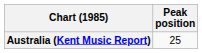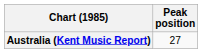(175, 40) 25 -> (175, 40) 27
